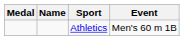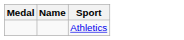- column: (144, 12)
